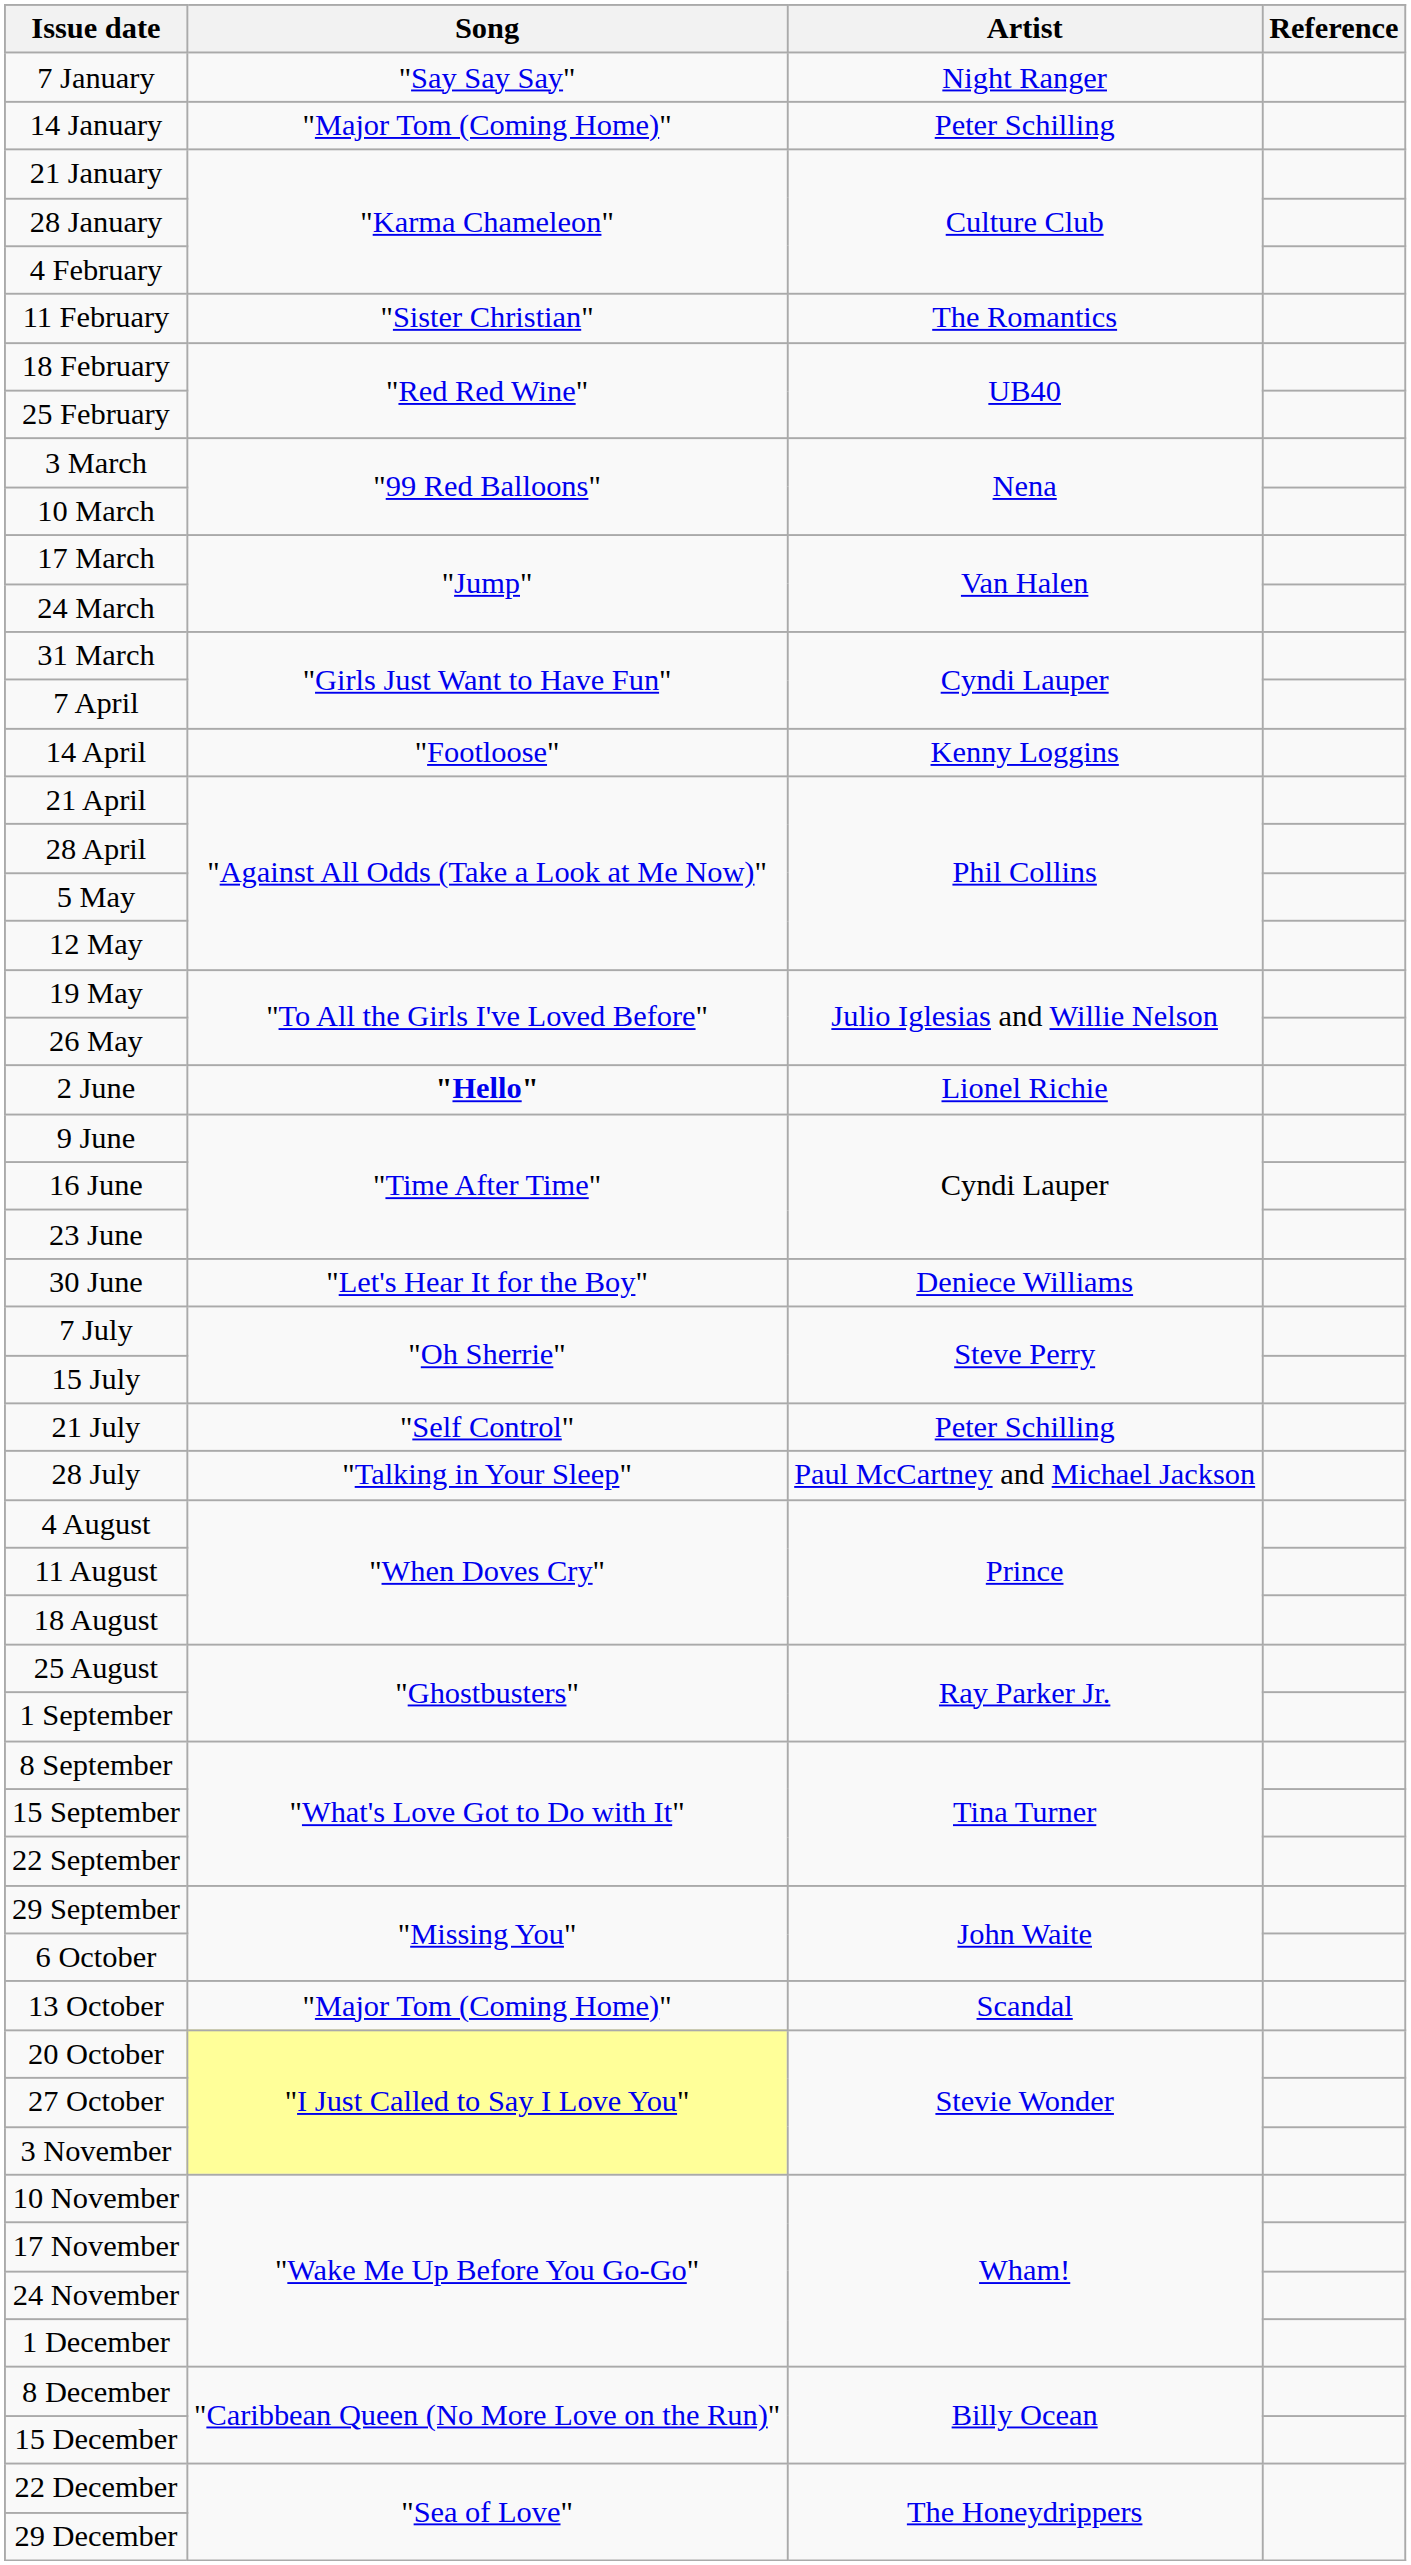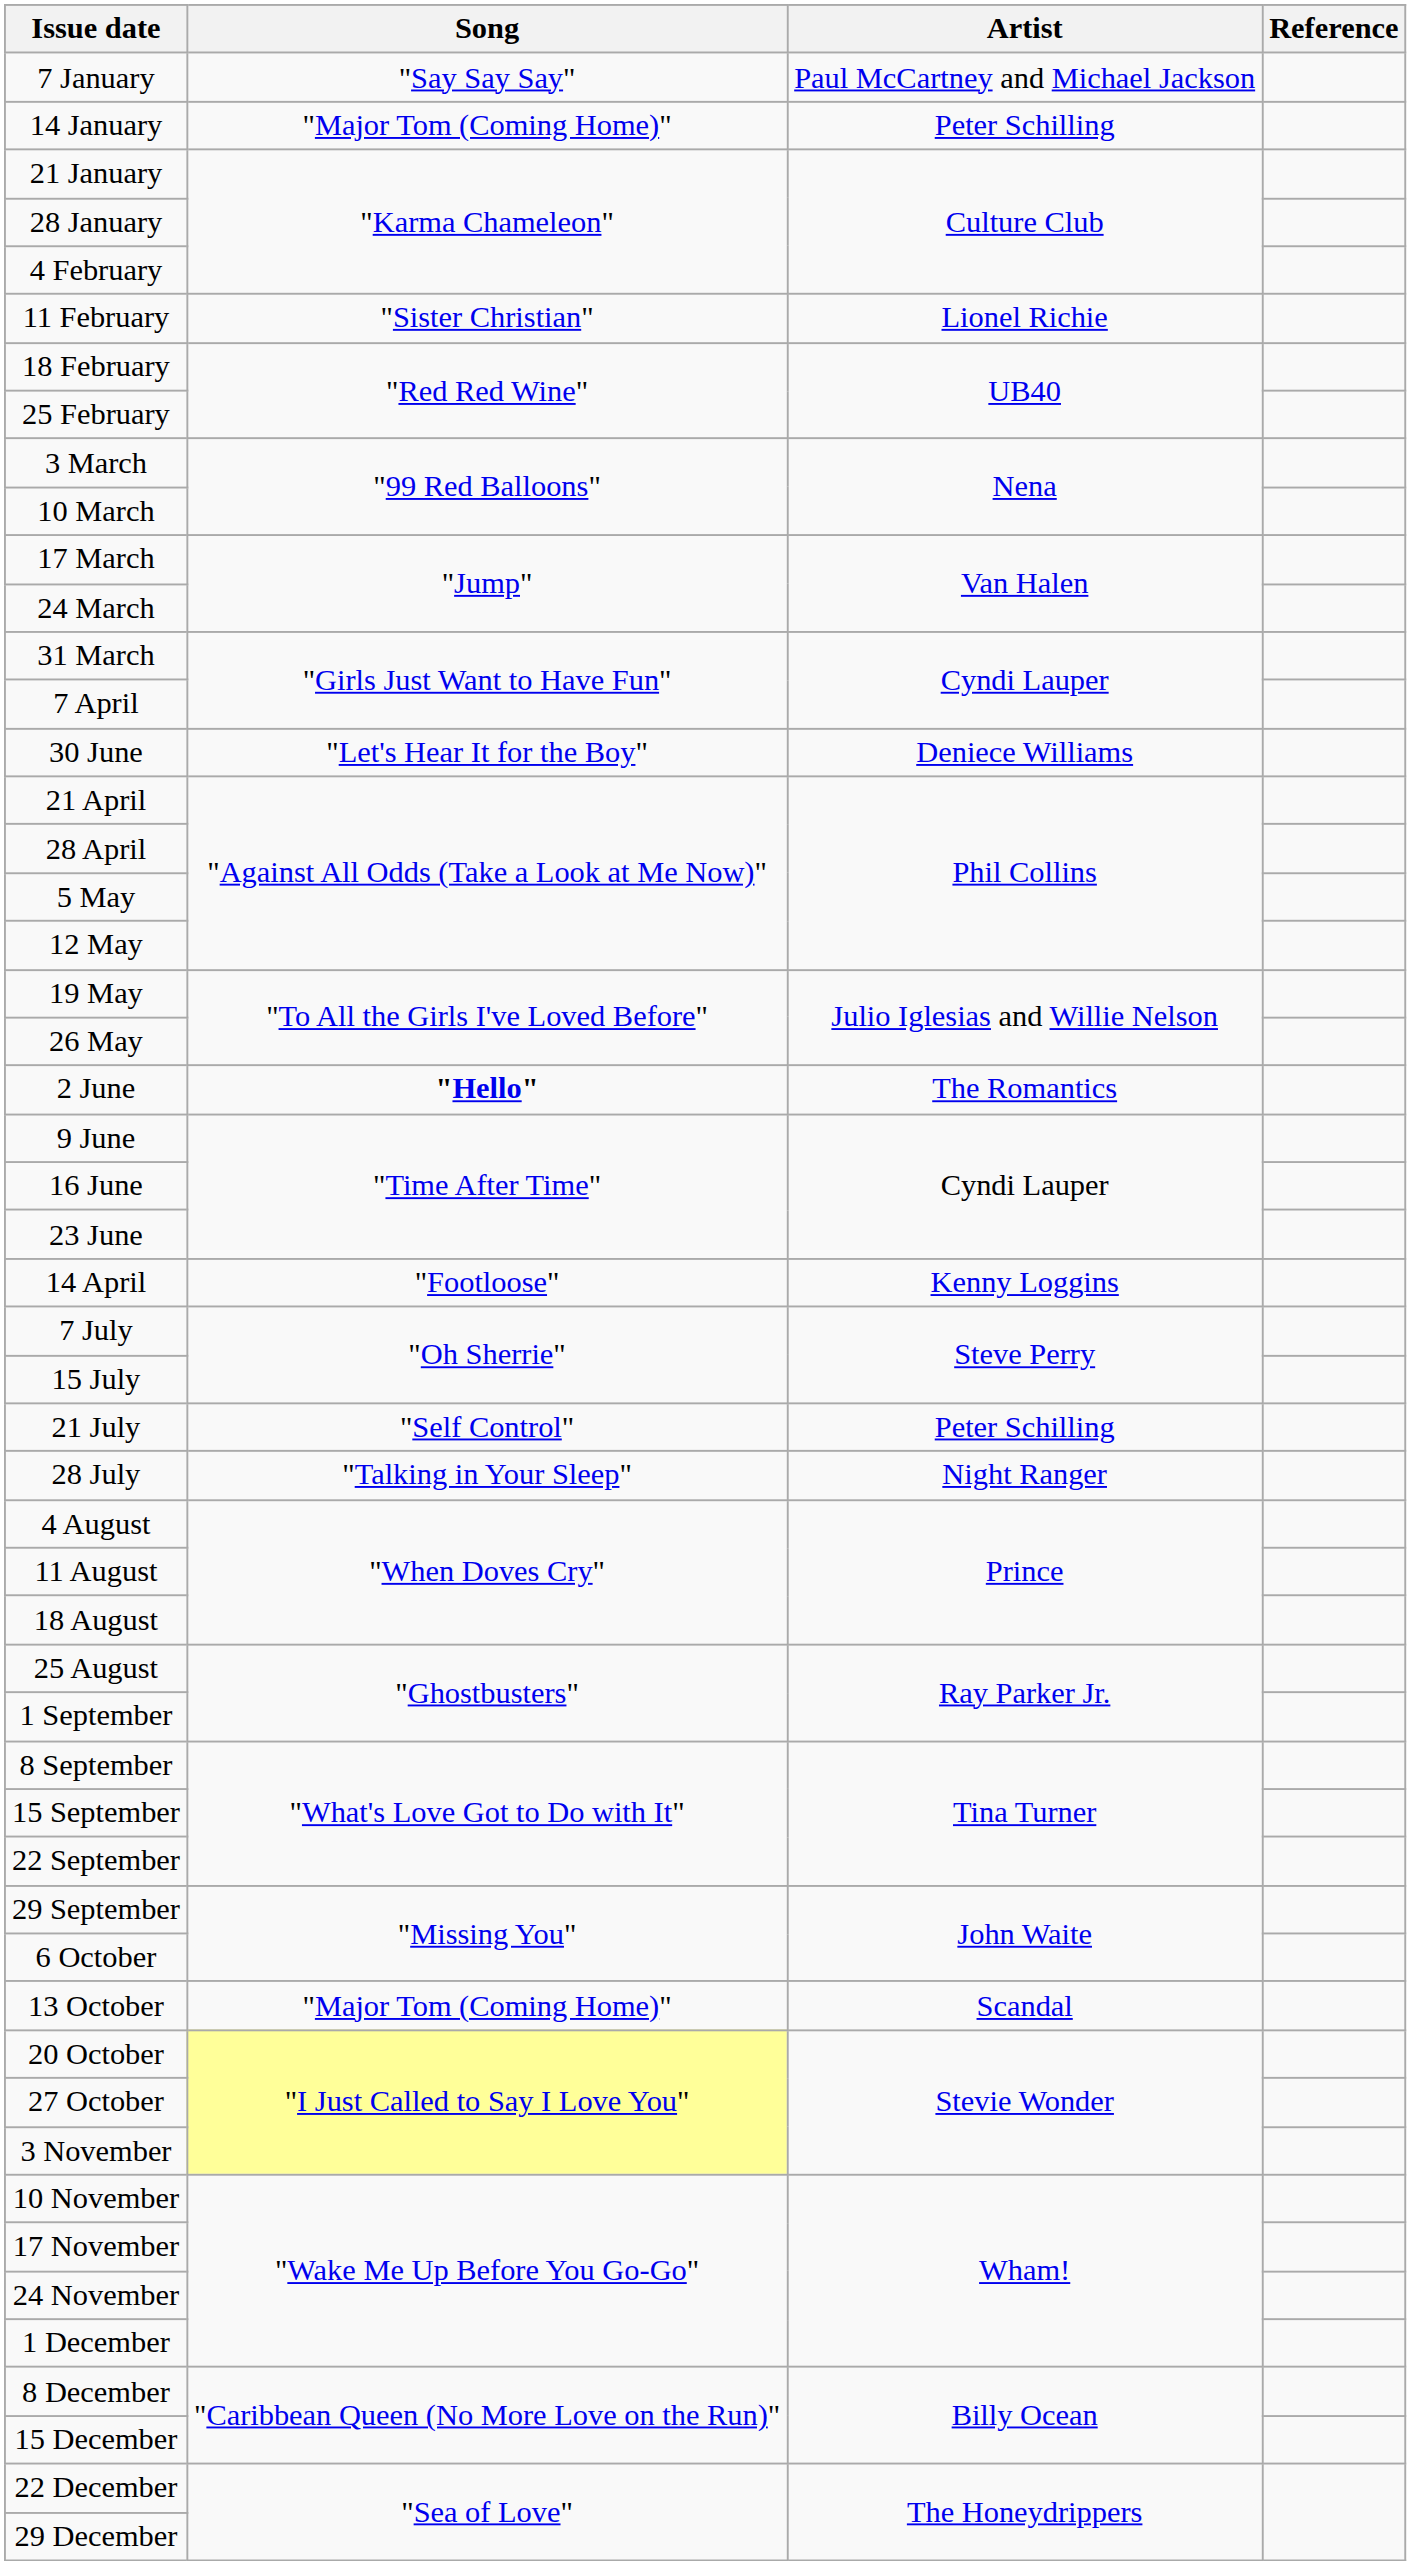(1025, 76) Night Ranger -> (1025, 76) Paul McCartney and Michael Jackson
(1025, 317) The Romantics -> (1025, 317) Lionel Richie
rows swapped: (96, 751) <-> (96, 1282)
(1025, 1089) Lionel Richie -> (1025, 1089) The Romantics
(1025, 1474) Paul McCartney and Michael Jackson -> (1025, 1474) Night Ranger
